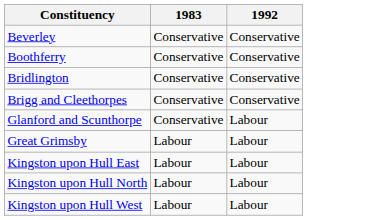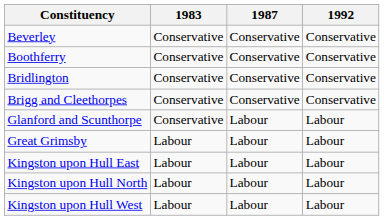+ column: (265, 15)
